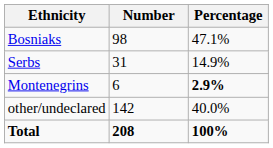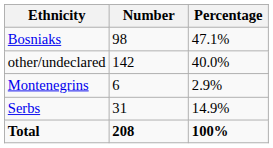rows swapped: (24, 62) <-> (57, 108)
(208, 85) bold -> (207, 85) normal
